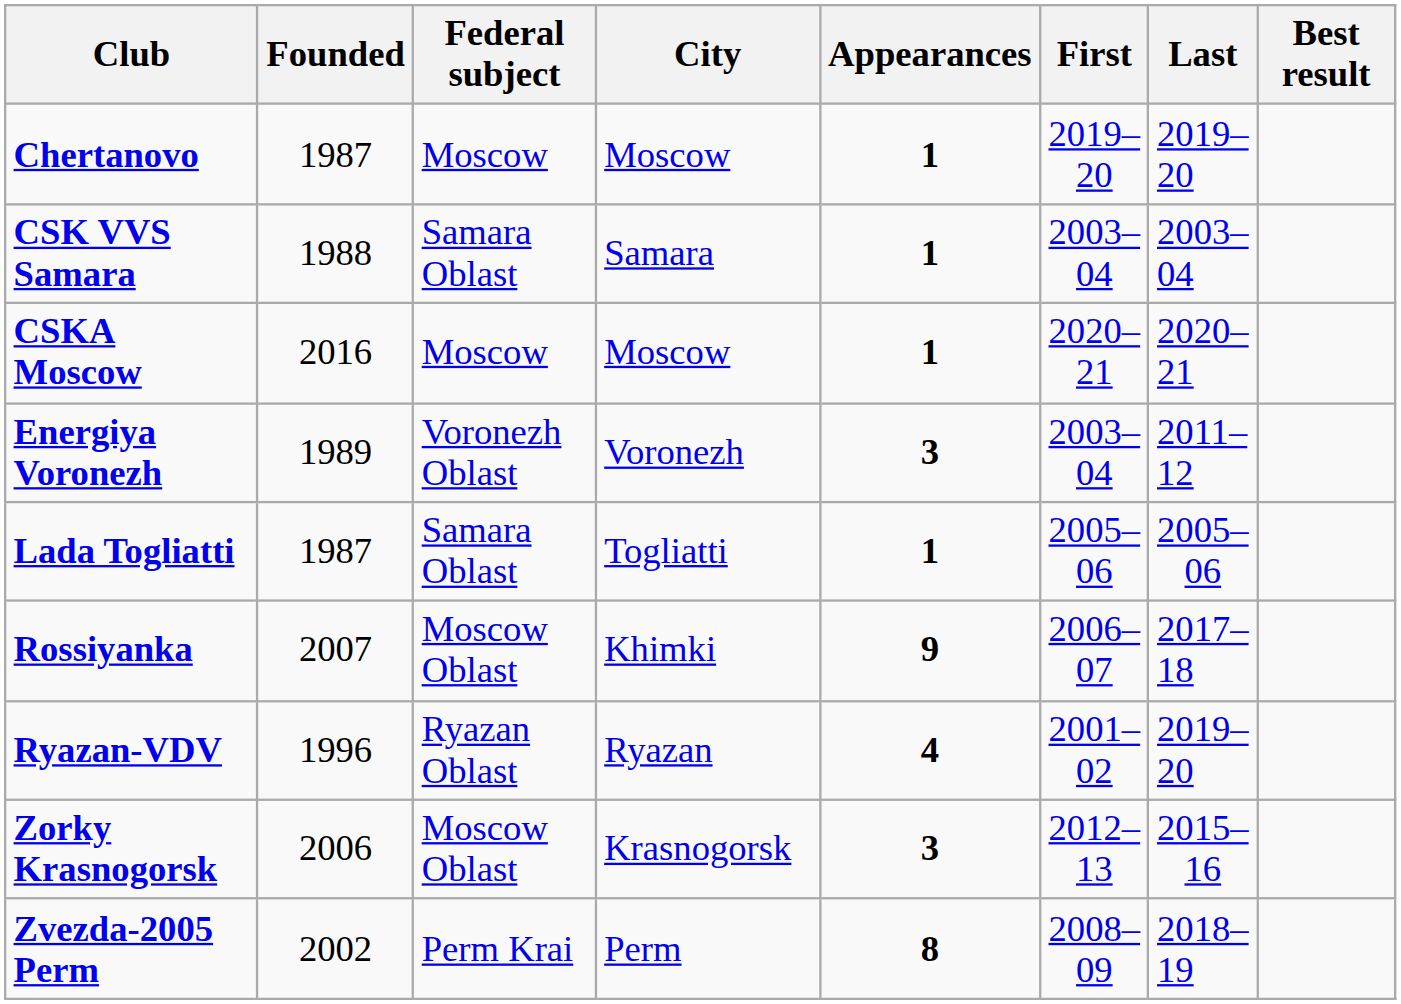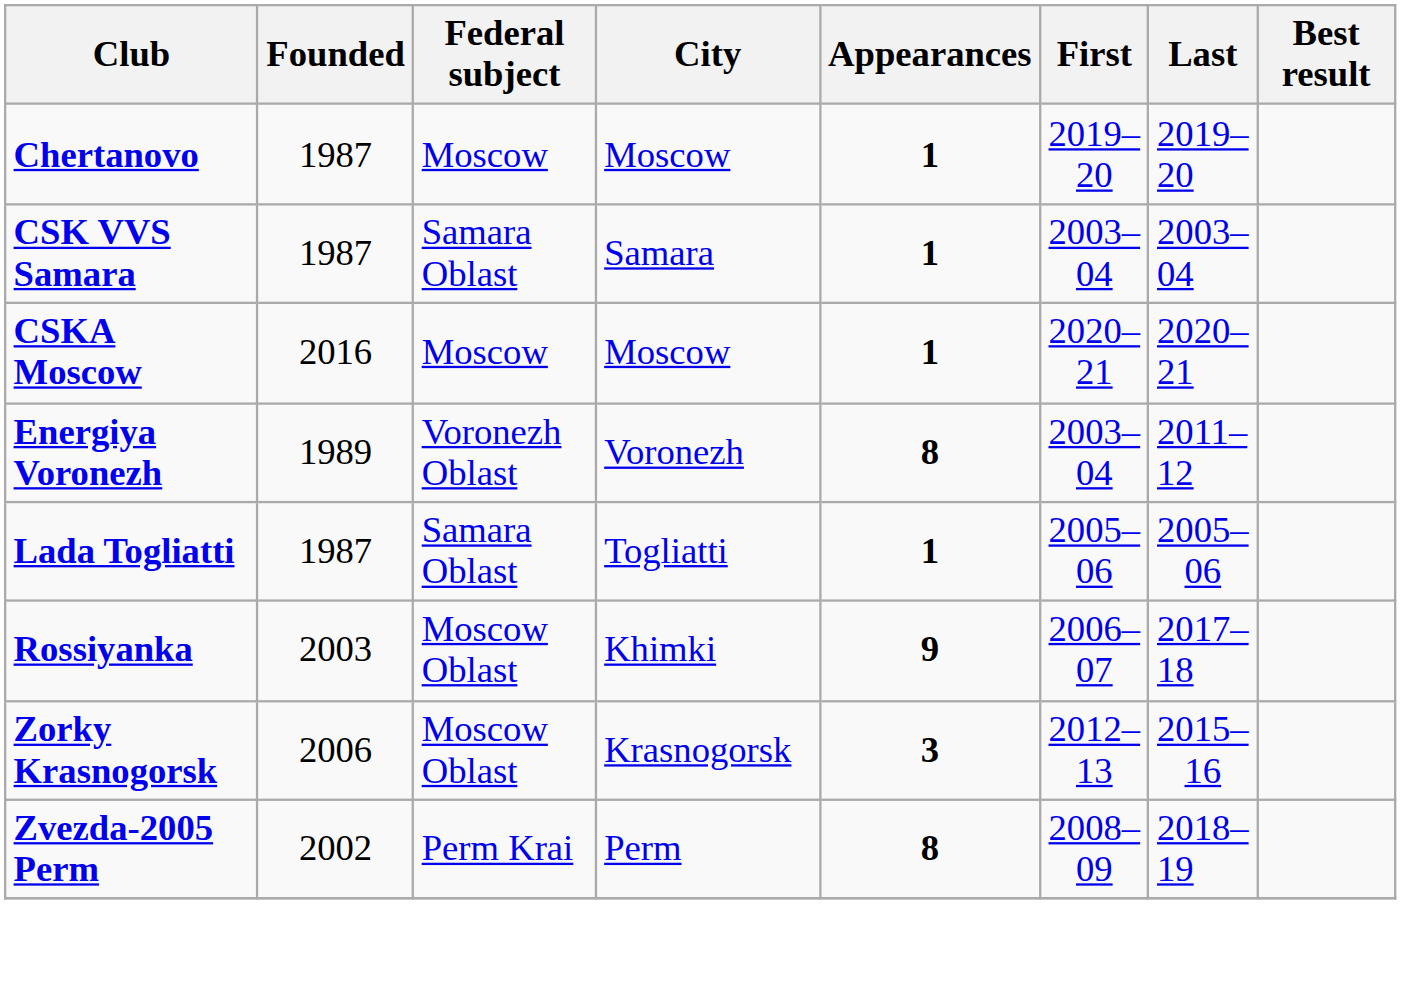(336, 252) 1988 -> (336, 252) 1987
(930, 451) 3 -> (930, 451) 8
(336, 650) 2007 -> (336, 650) 2003
- row: (118, 749)
